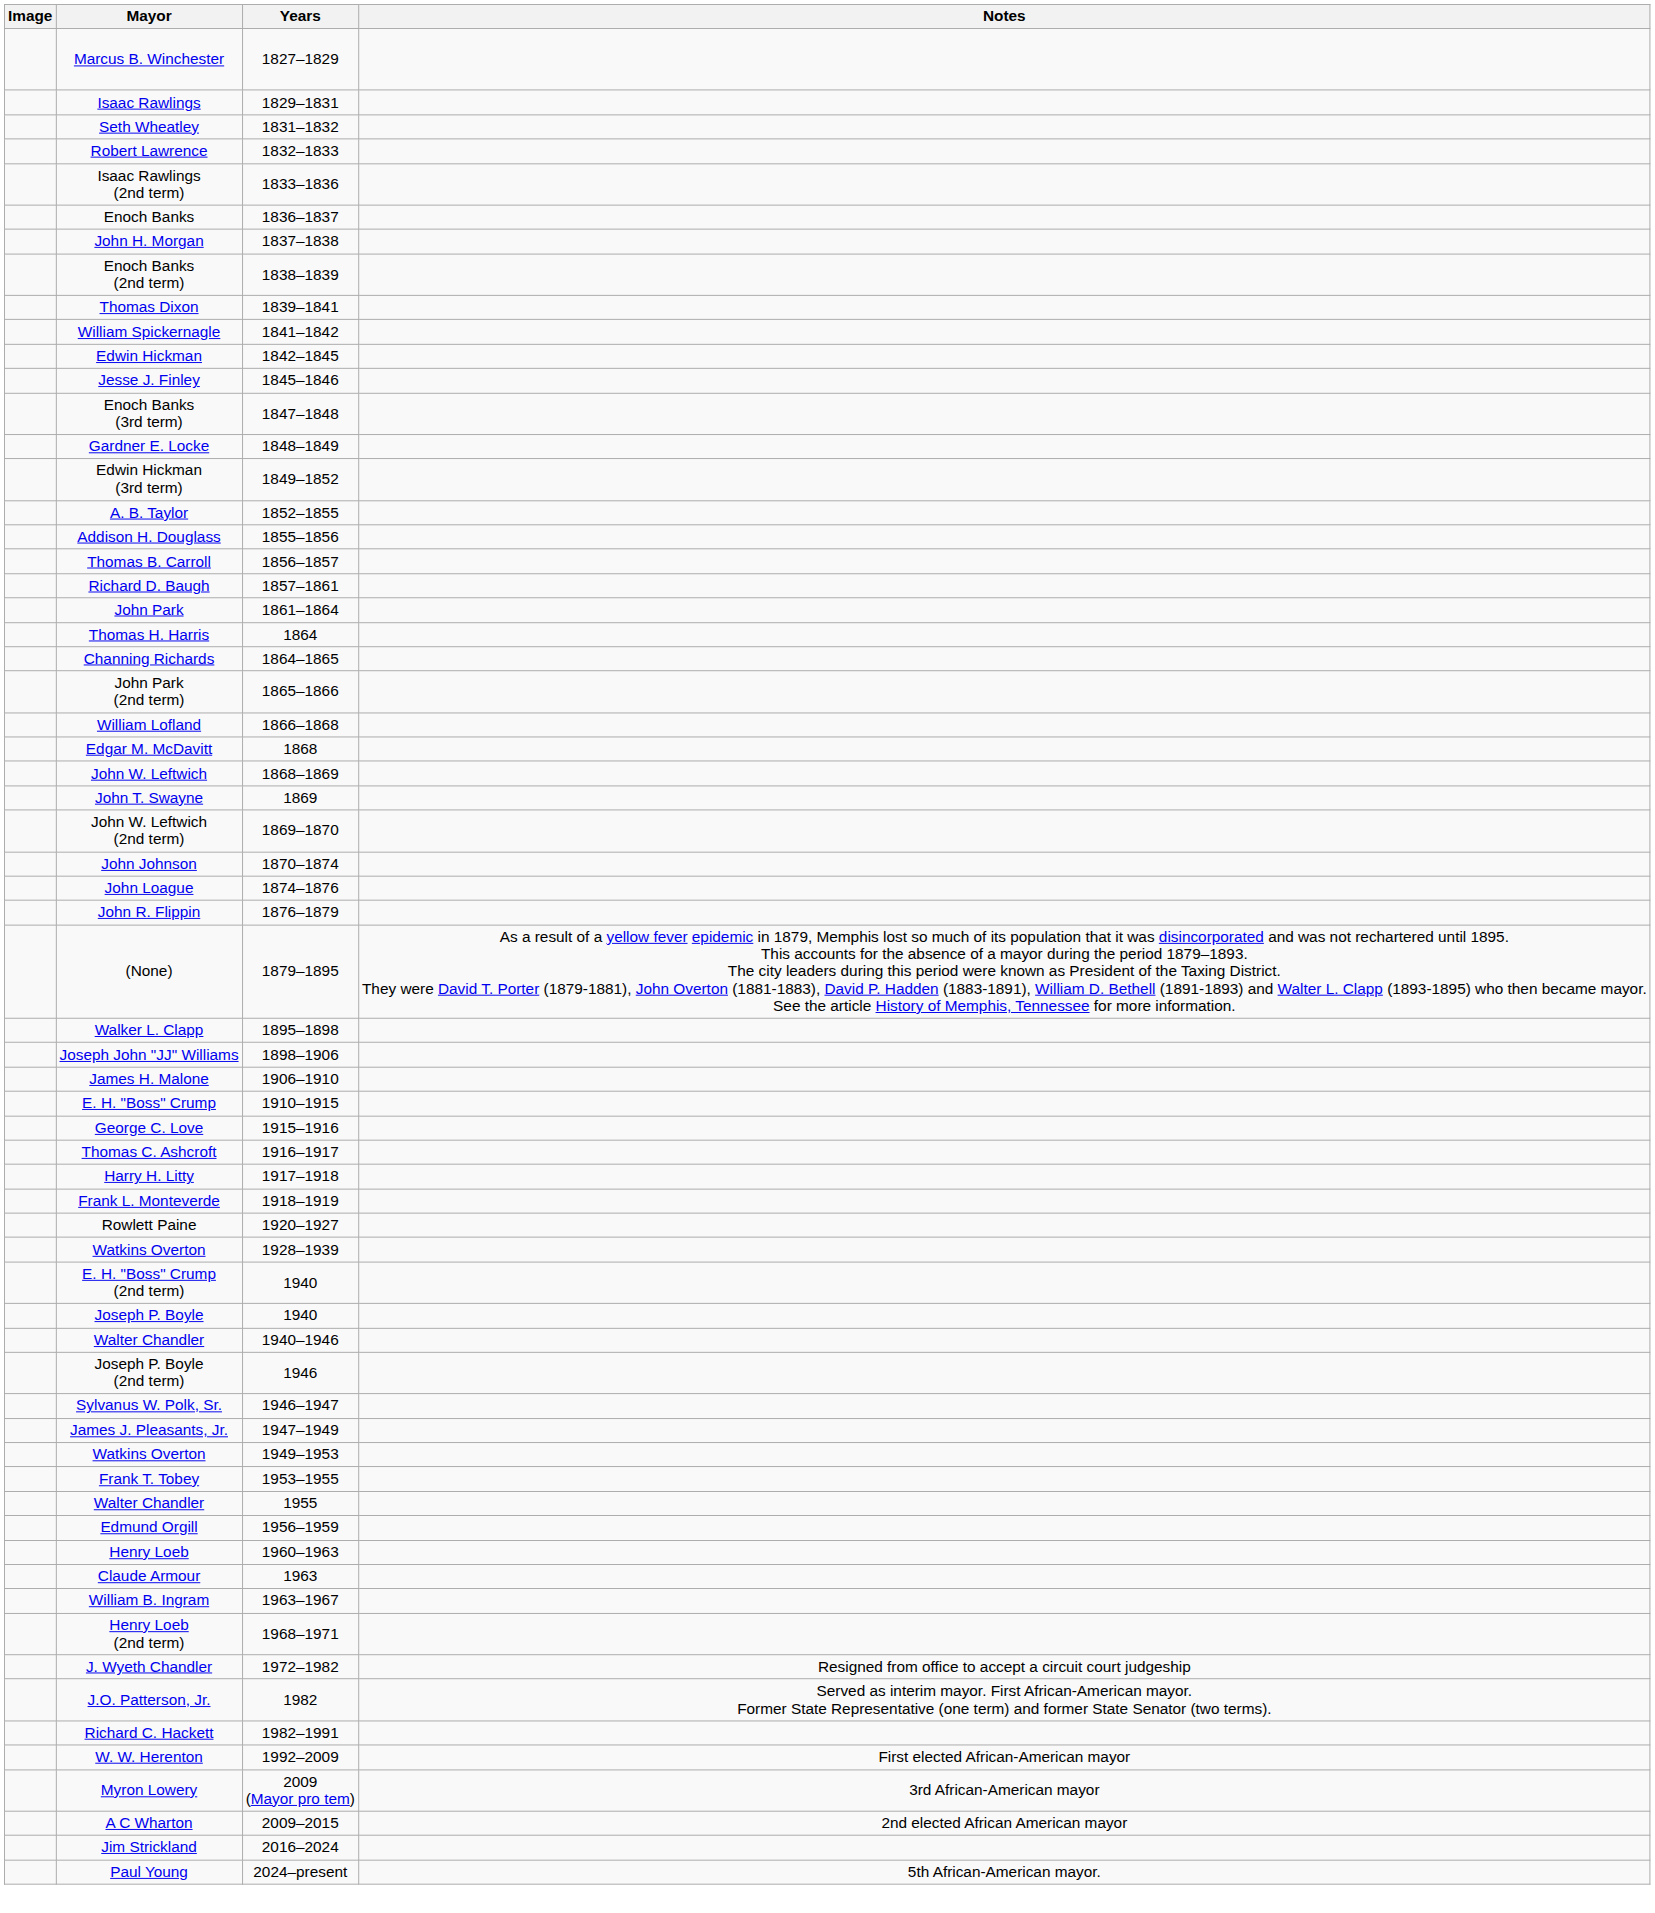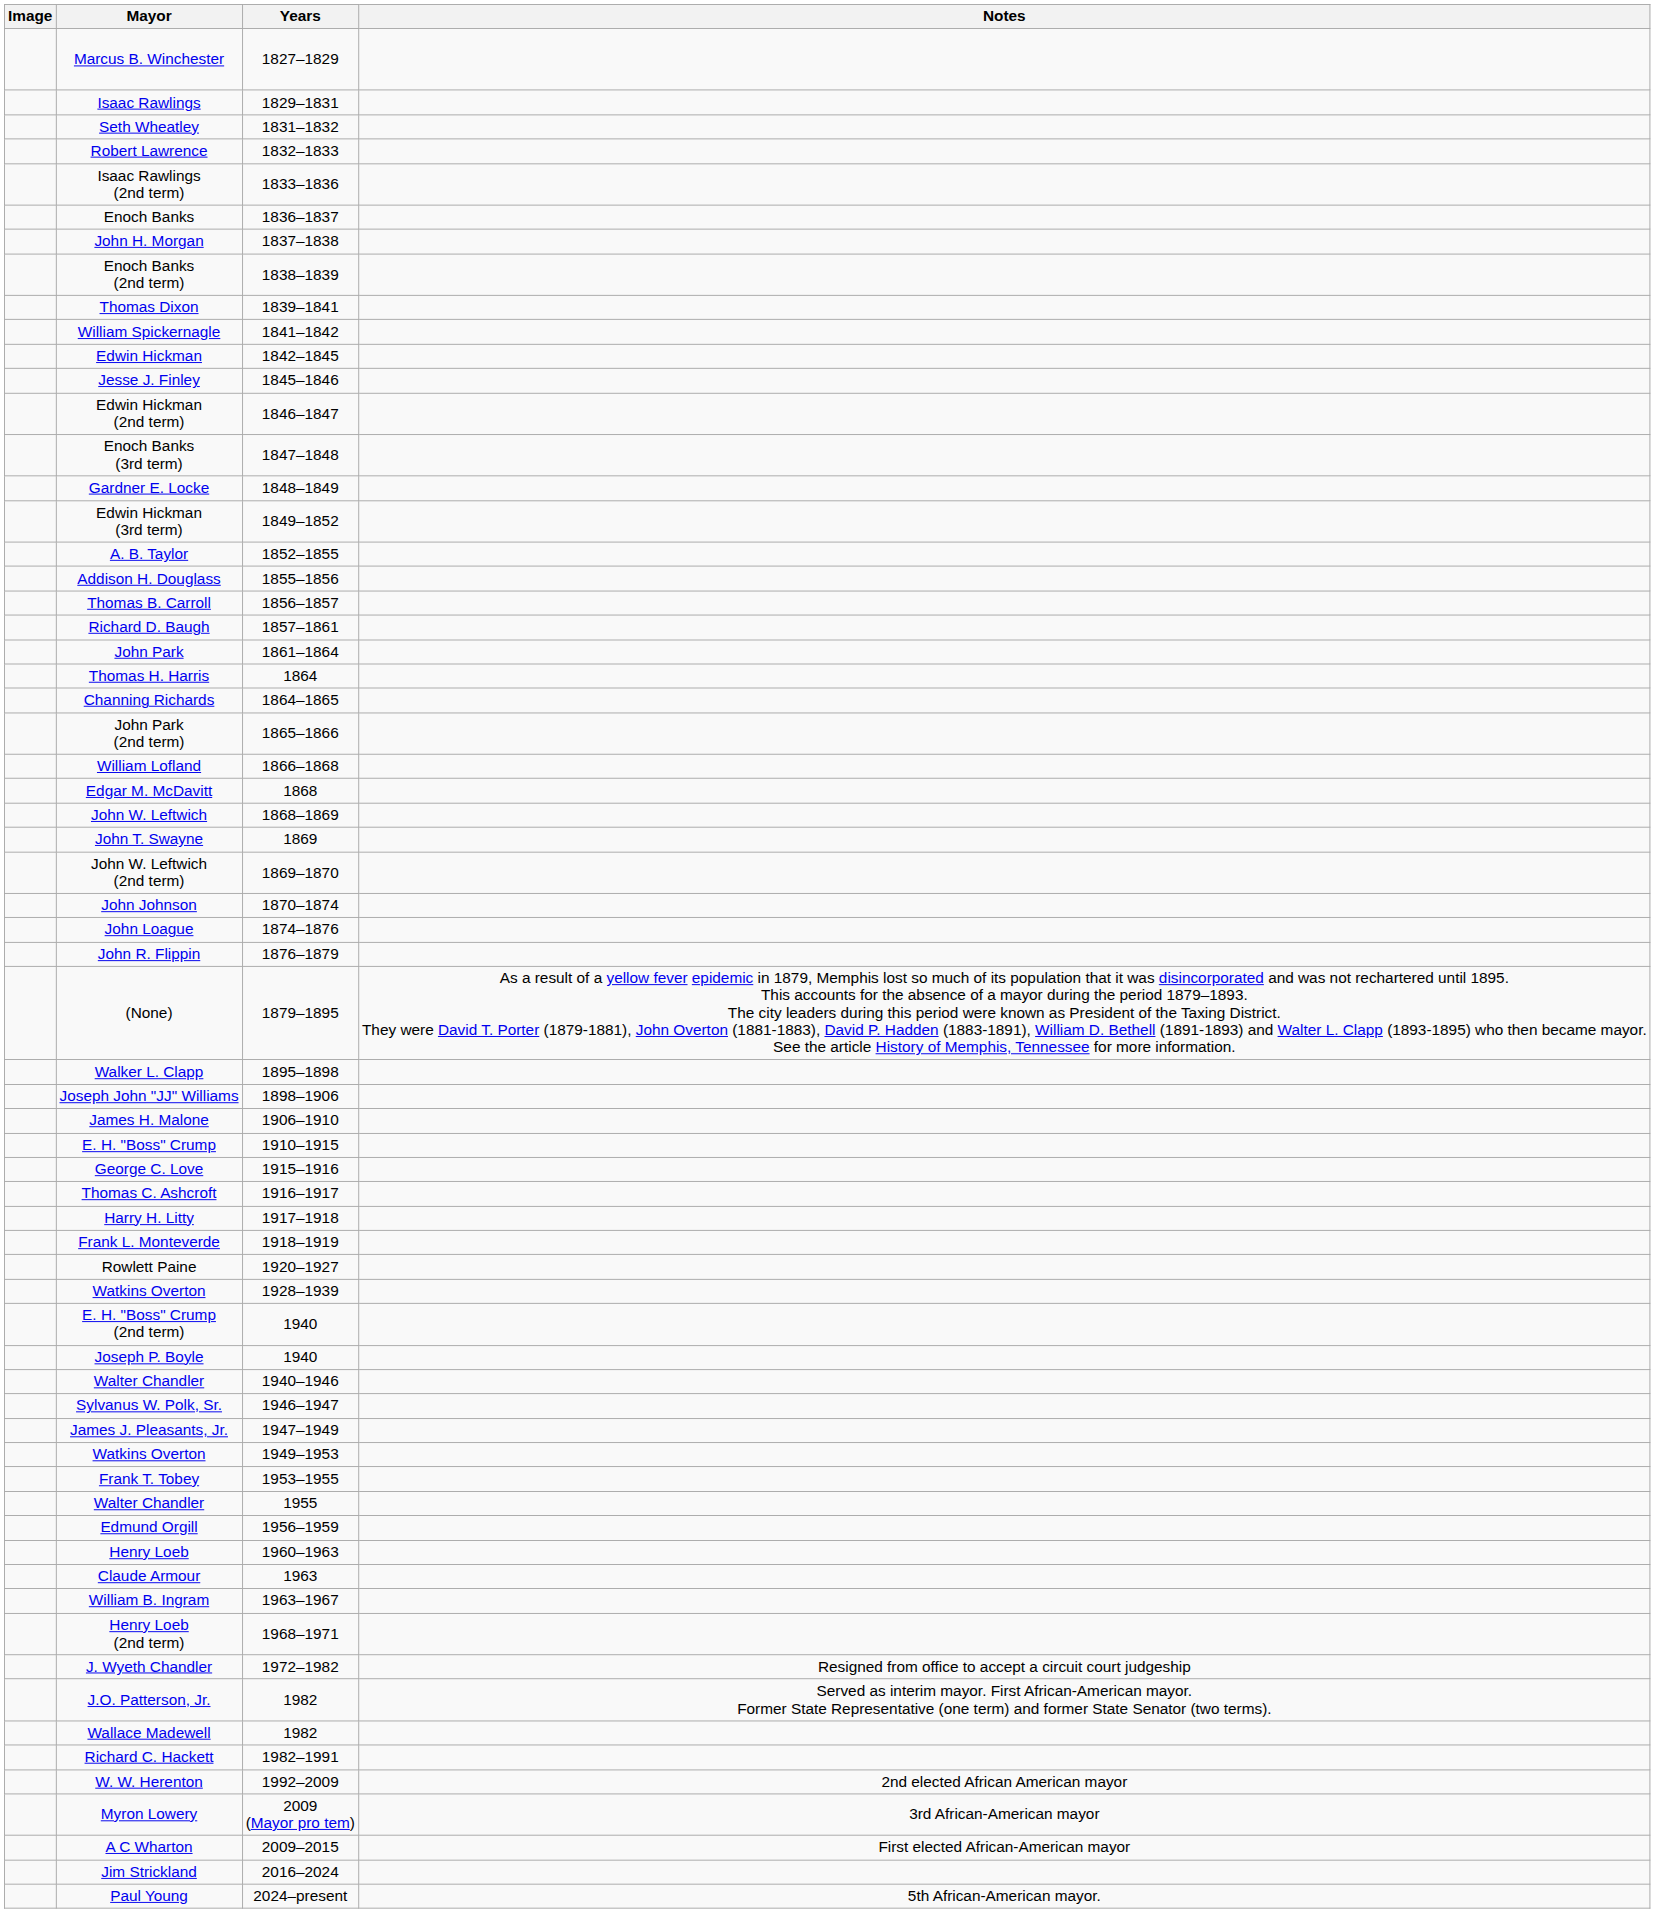+ row: (149, 413)
- row: (149, 1373)
+ row: (149, 1732)
(1004, 1757) First elected African-American mayor -> (1004, 1781) 2nd elected African American mayor
(1004, 1823) 2nd elected African American mayor -> (1004, 1847) First elected African-American mayor
